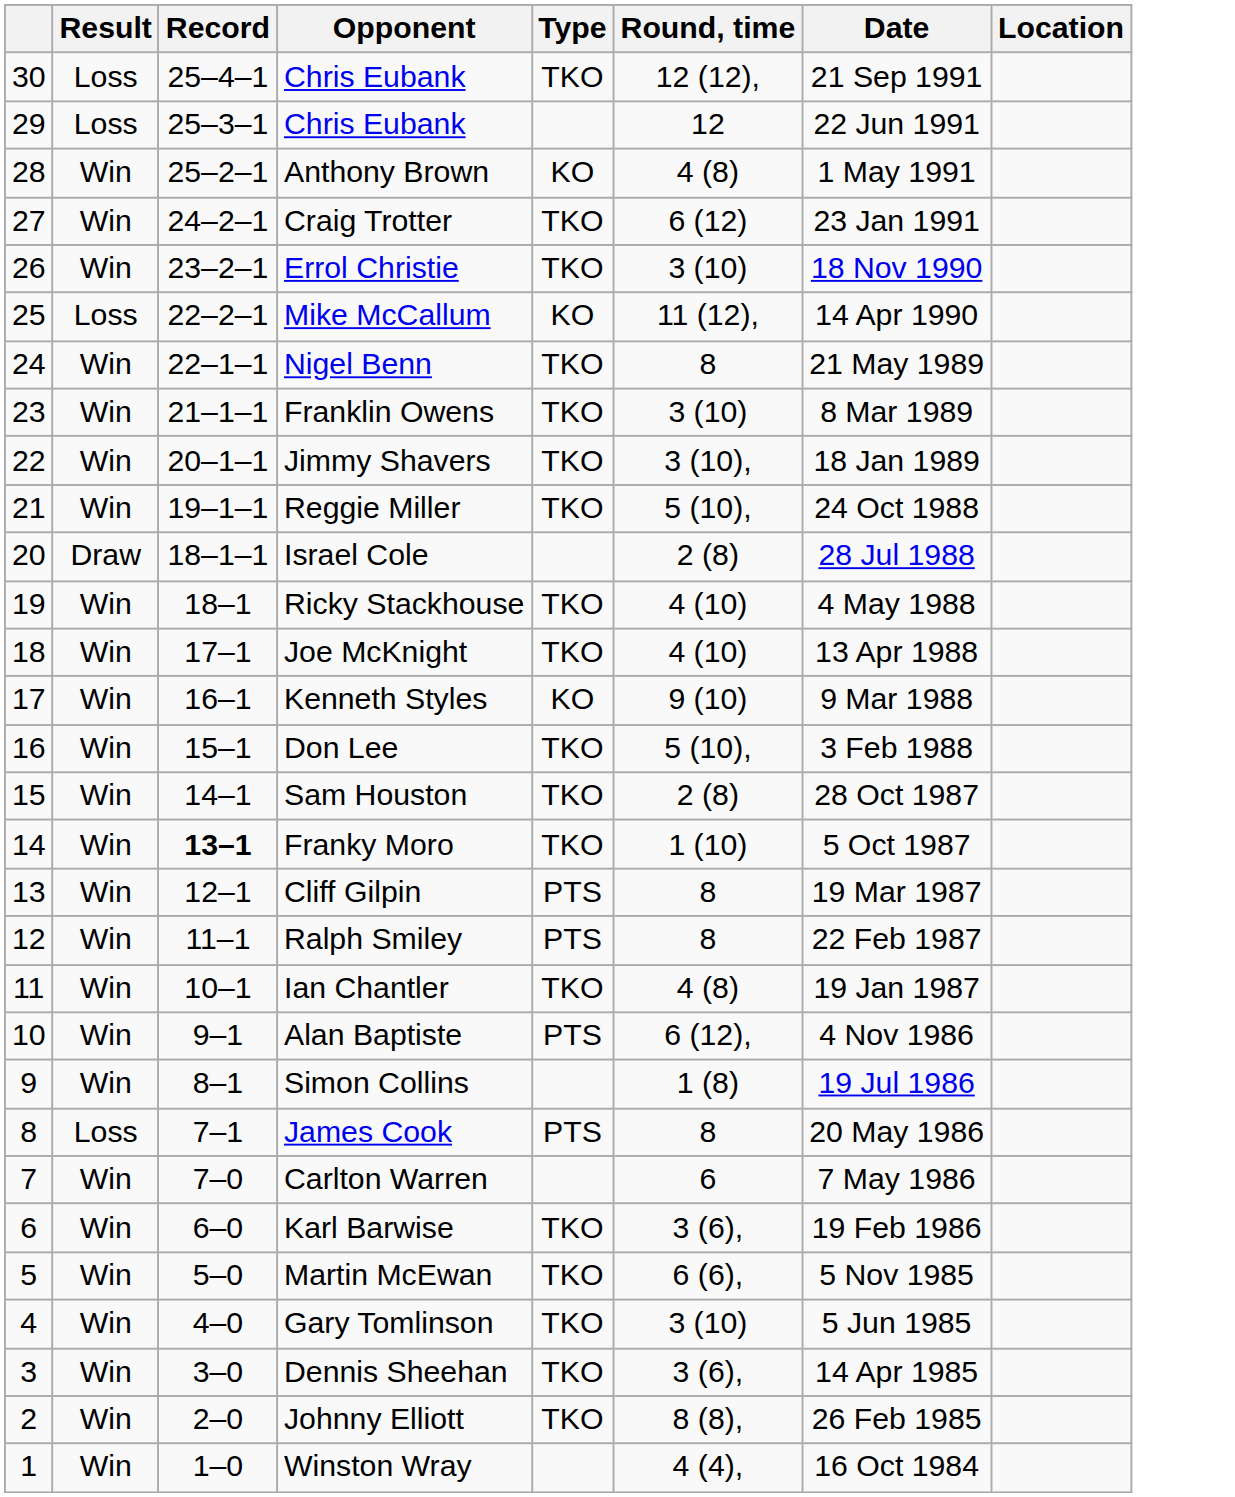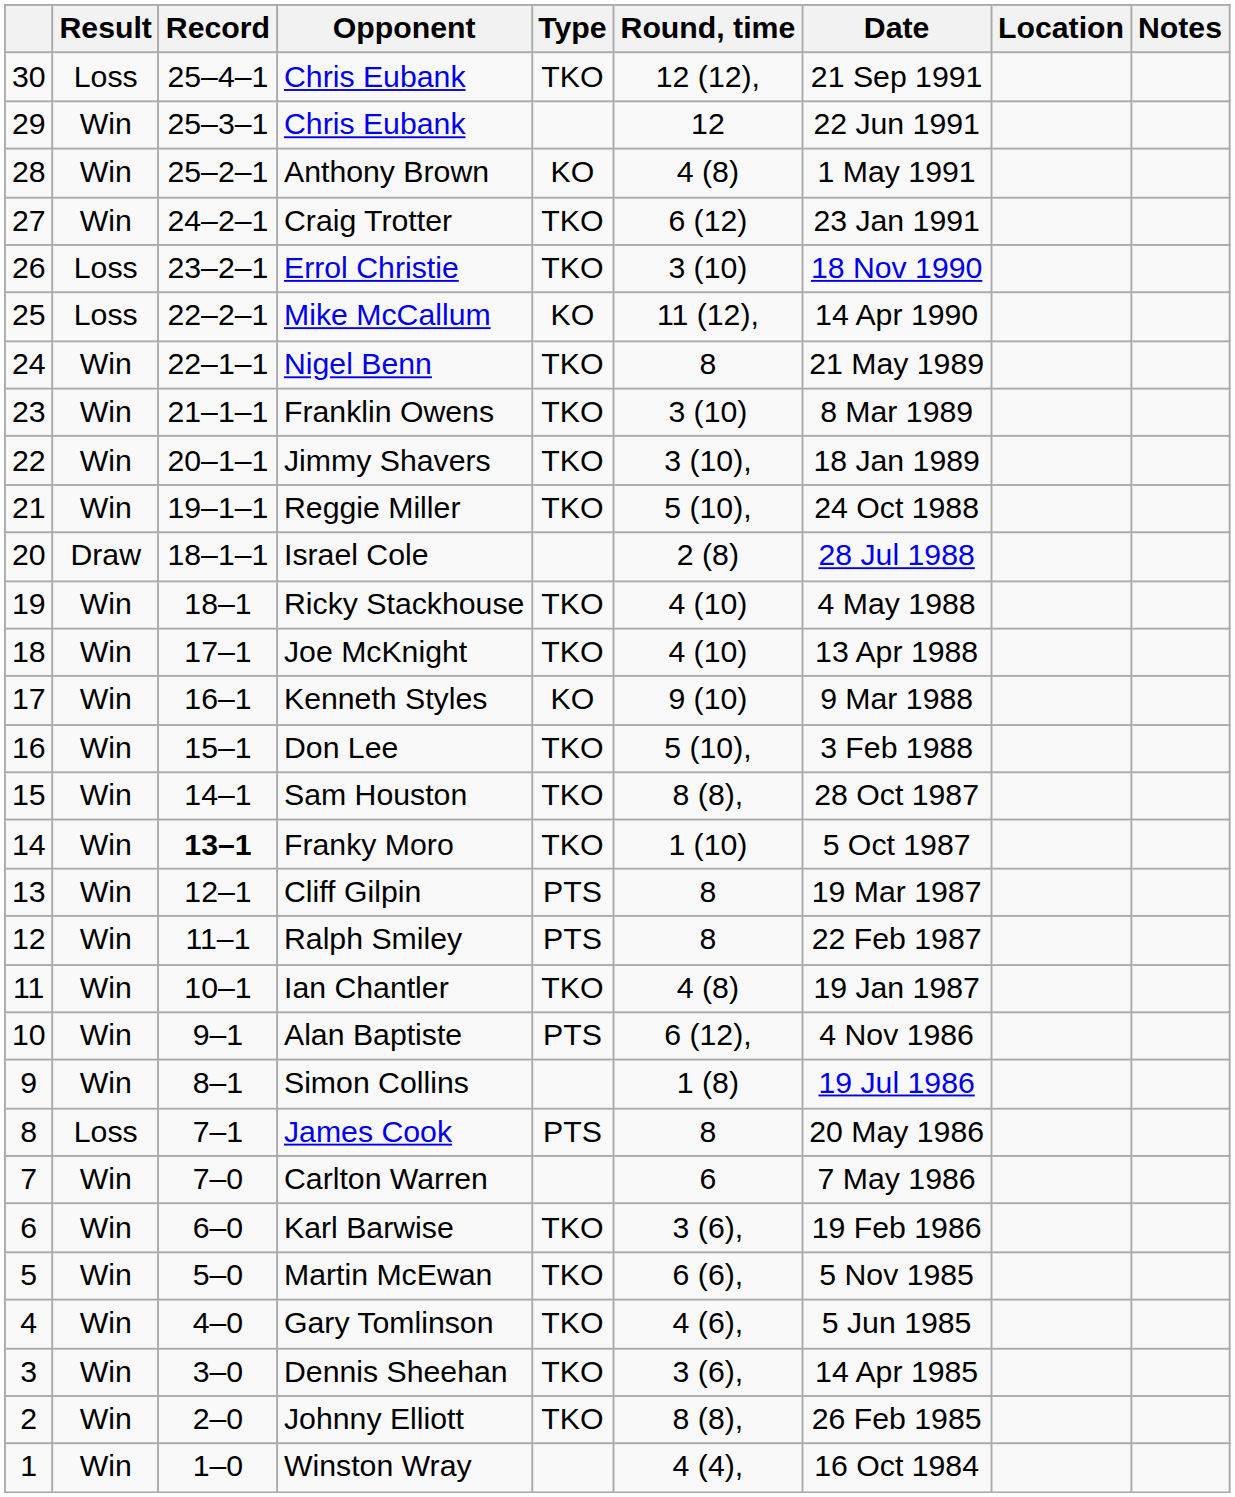+ column: (1180, 28)
(106, 124) Loss -> (106, 124) Win
(106, 268) Win -> (106, 268) Loss
(708, 795) 2 (8) -> (708, 795) 8 (8),
(708, 1323) 3 (10) -> (708, 1323) 4 (6),
